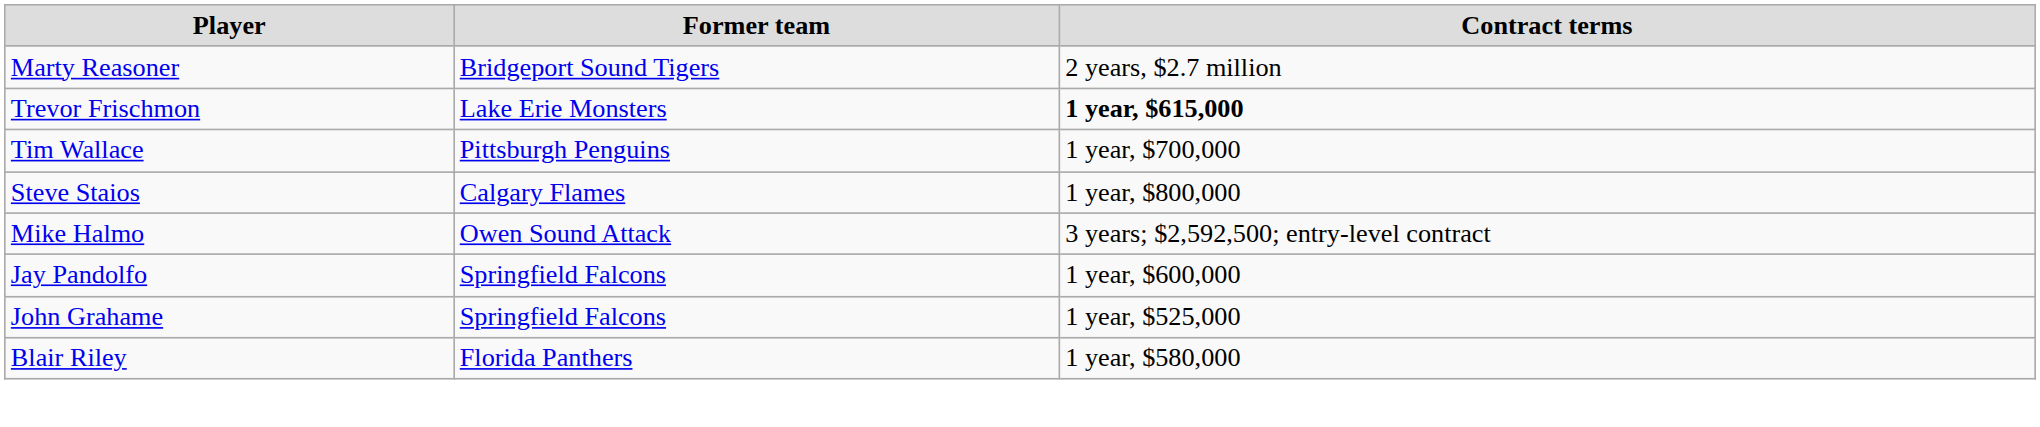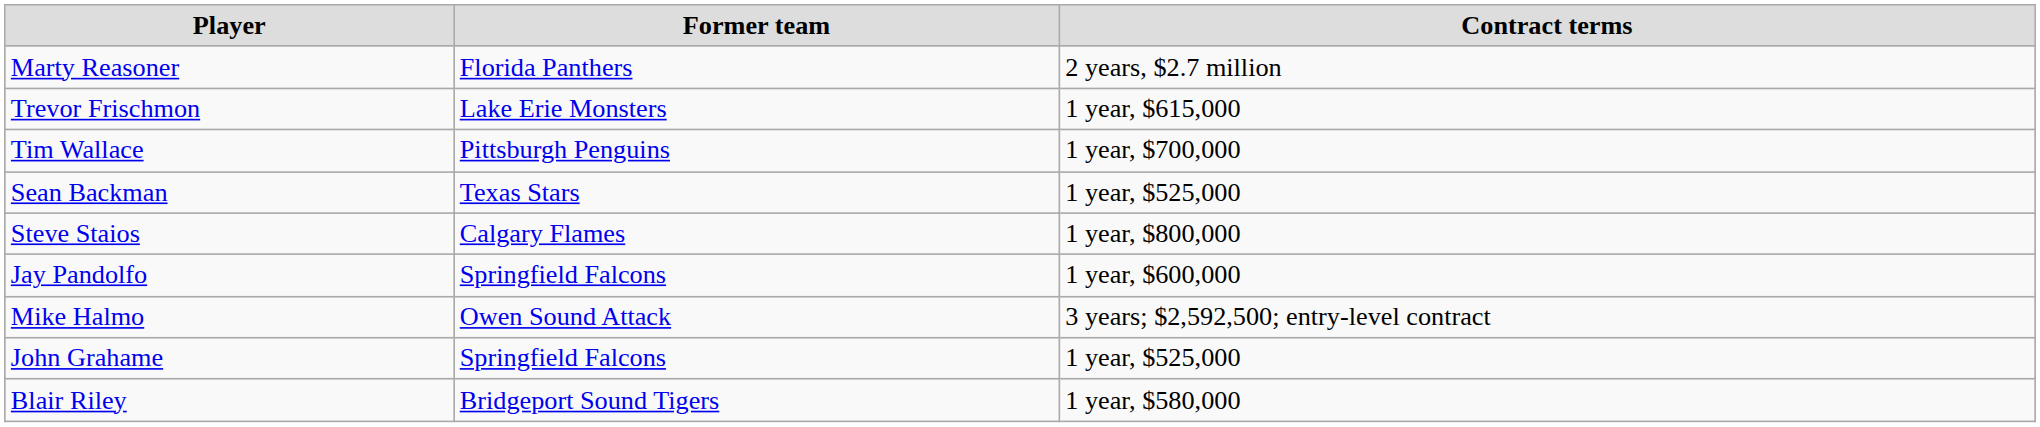(590, 66) Bridgeport Sound Tigers -> (546, 66) Florida Panthers
(1154, 108) bold -> (1153, 108) normal
+ row: (89, 191)
rows swapped: (79, 274) <-> (78, 233)
(546, 358) Florida Panthers -> (590, 399) Bridgeport Sound Tigers
